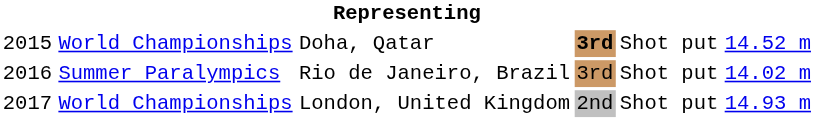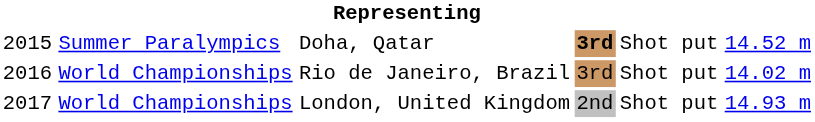(175, 44) World Championships -> (169, 44) Summer Paralympics
(169, 74) Summer Paralympics -> (175, 74) World Championships
